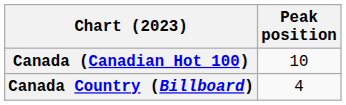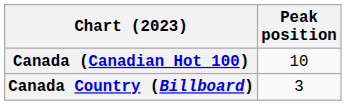(299, 87) 4 -> (299, 87) 3
